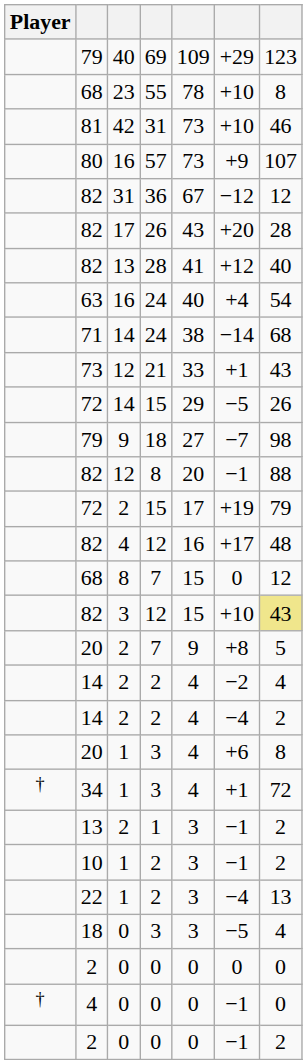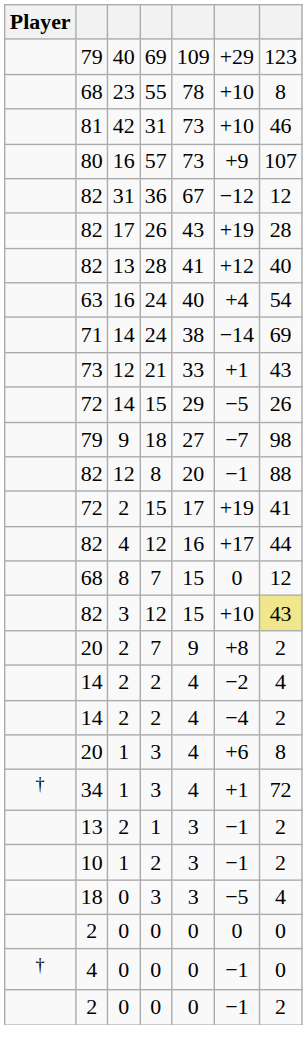(237, 230) +20 -> (237, 230) +19
(281, 334) 68 -> (281, 334) 69
(281, 508) 79 -> (281, 508) 41
(281, 543) 48 -> (281, 543) 44
(281, 647) 5 -> (281, 647) 2
- row: (92, 896)
